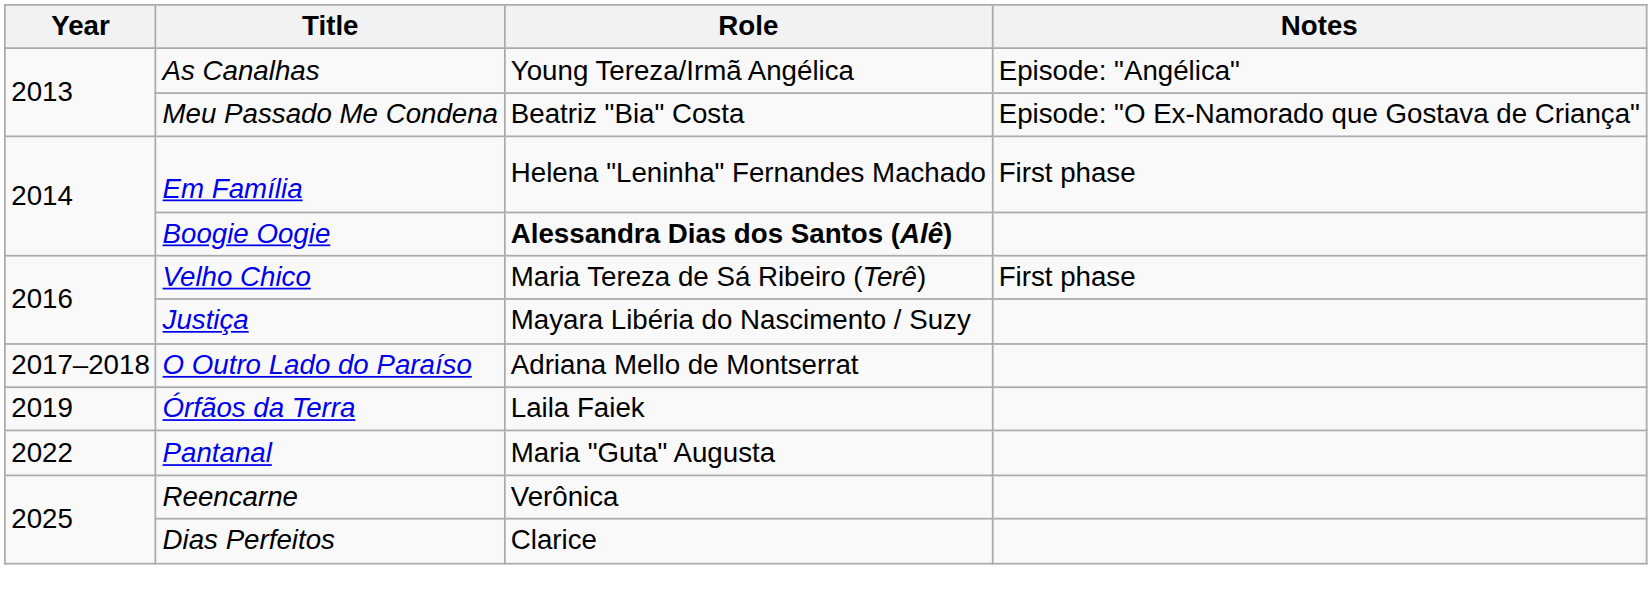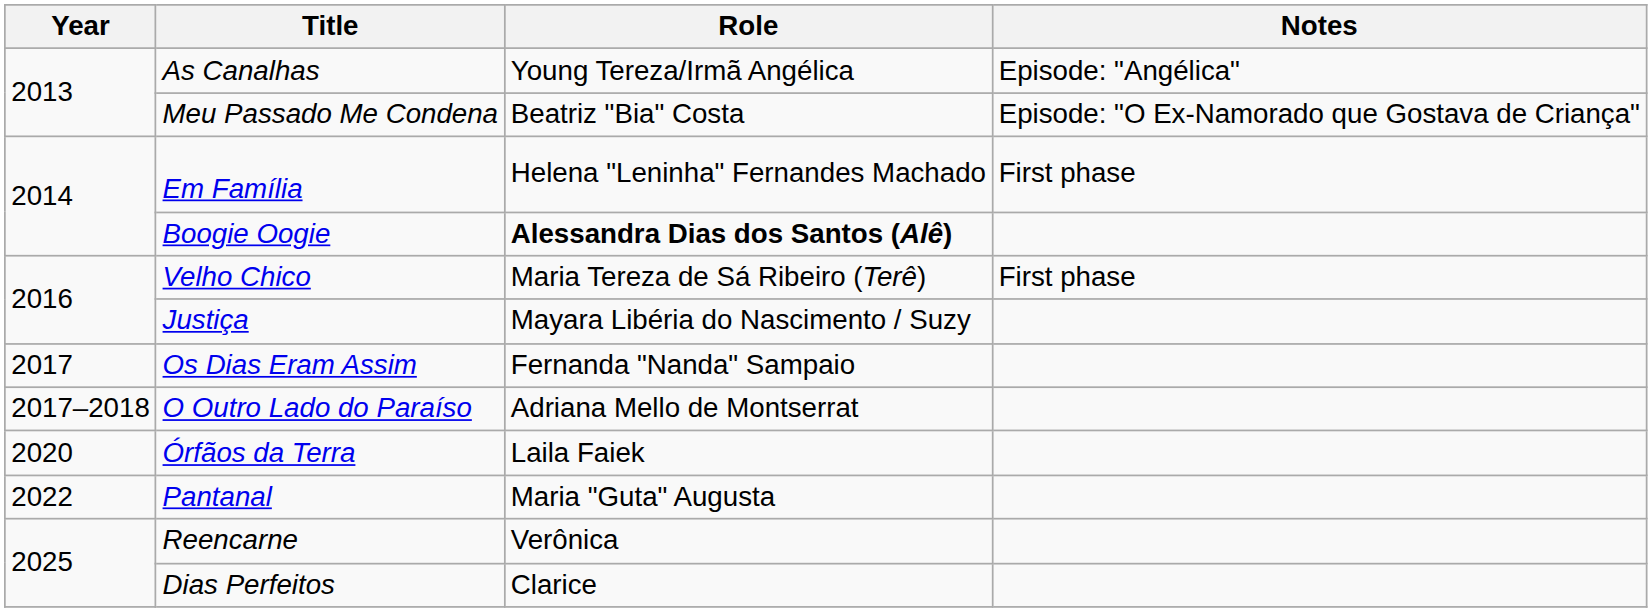+ row: (290, 364)
(42, 408) 2019 -> (42, 452) 2020
